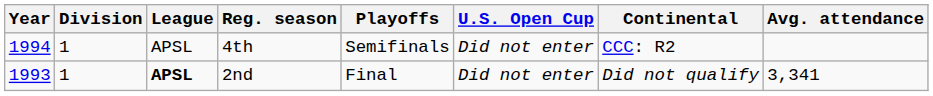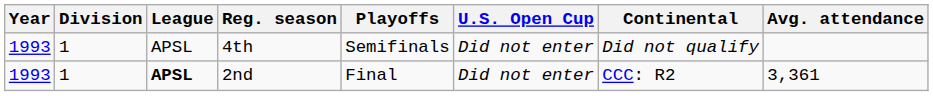(30, 47) 1994 -> (30, 47) 1993
(639, 47) CCC: R2 -> (681, 47) Did not qualify
(681, 76) Did not qualify -> (639, 76) CCC: R2
(793, 76) 3,341 -> (793, 76) 3,361
